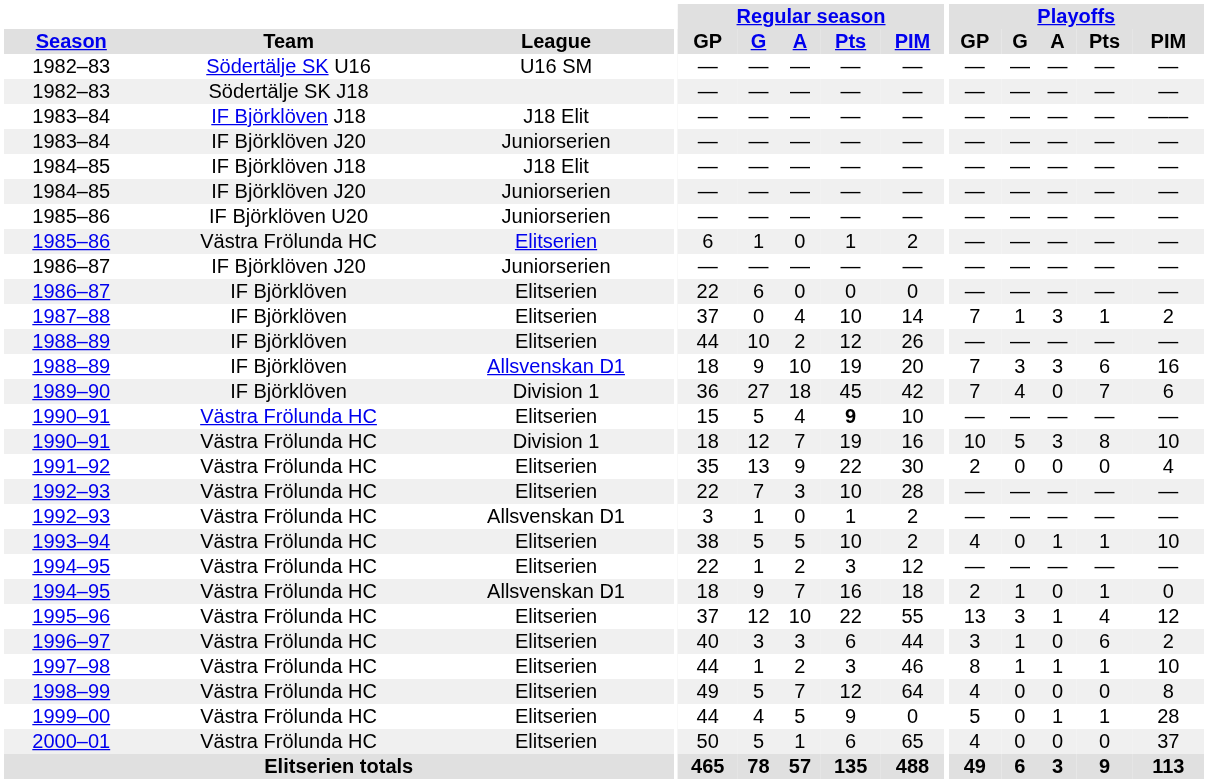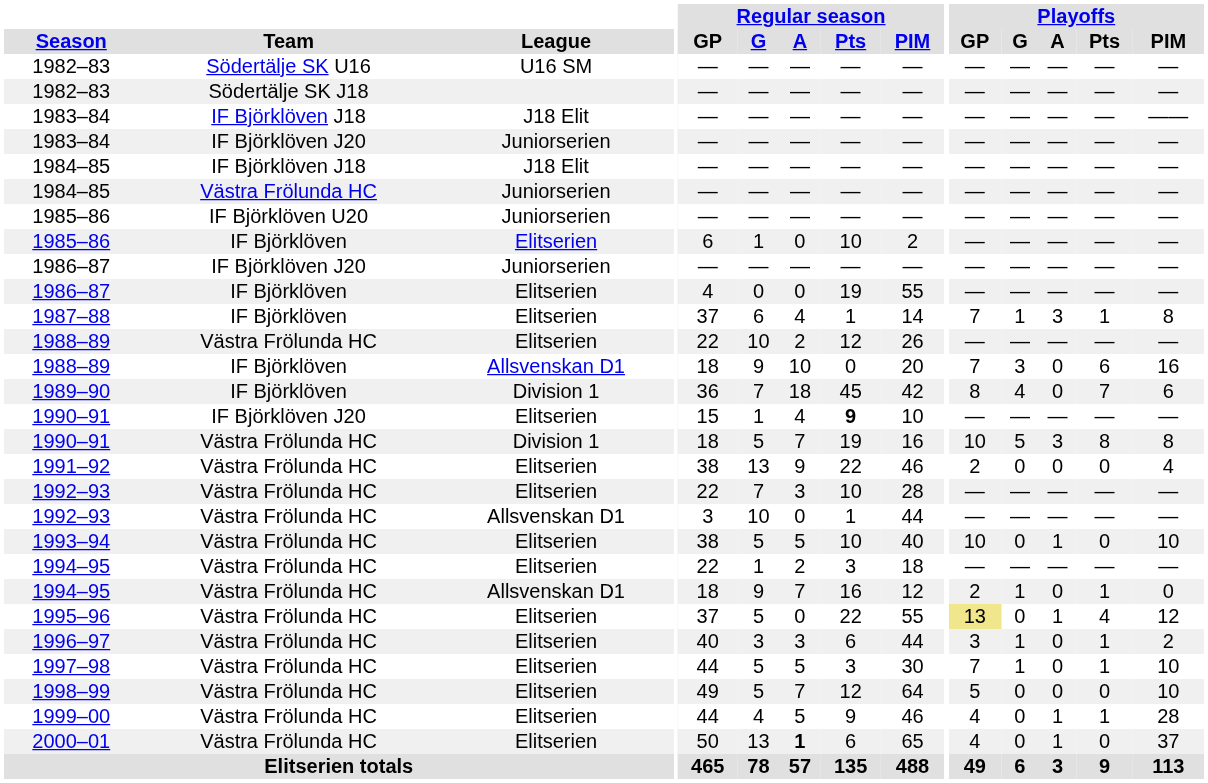(289, 191) IF Björklöven J20 -> (289, 191) Västra Frölunda HC
(289, 241) Västra Frölunda HC -> (289, 241) IF Björklöven
(851, 241) 1 -> (851, 241) 10
(708, 291) 22 -> (708, 291) 4
(758, 291) 6 -> (758, 291) 0
(851, 291) 0 -> (851, 291) 19
(913, 291) 0 -> (913, 291) 55
(758, 316) 0 -> (758, 316) 6
(851, 316) 10 -> (851, 316) 1
(1168, 316) 2 -> (1168, 316) 8
(289, 341) IF Björklöven -> (289, 341) Västra Frölunda HC
(708, 341) 44 -> (708, 341) 22
(851, 366) 19 -> (851, 366) 0
(1058, 366) 3 -> (1058, 366) 0
(758, 391) 27 -> (758, 391) 7
(975, 391) 7 -> (975, 391) 8
(289, 416) Västra Frölunda HC -> (289, 416) IF Björklöven J20
(758, 416) 5 -> (758, 416) 1
(758, 441) 12 -> (758, 441) 5
(1168, 441) 10 -> (1168, 441) 8
(708, 466) 35 -> (708, 466) 38
(913, 466) 30 -> (913, 466) 46
(758, 516) 1 -> (758, 516) 10
(913, 516) 2 -> (913, 516) 44
(913, 541) 2 -> (913, 541) 40
(975, 541) 4 -> (975, 541) 10
(1105, 541) 1 -> (1105, 541) 0
(913, 566) 12 -> (913, 566) 18
(913, 591) 18 -> (913, 591) 12
(758, 616) 12 -> (758, 616) 5
(800, 616) 10 -> (800, 616) 0
(975, 616) no background -> (975, 616) khaki background
(1020, 616) 3 -> (1020, 616) 0
(1105, 641) 6 -> (1105, 641) 1
(758, 666) 1 -> (758, 666) 5
(800, 666) 2 -> (800, 666) 5
(913, 666) 46 -> (913, 666) 30
(975, 666) 8 -> (975, 666) 7
(1058, 666) 1 -> (1058, 666) 0
(975, 691) 4 -> (975, 691) 5
(1168, 691) 8 -> (1168, 691) 10
(913, 716) 0 -> (913, 716) 46
(975, 716) 5 -> (975, 716) 4
(758, 741) 5 -> (758, 741) 13
(800, 741) normal -> (800, 741) bold
(1058, 741) 0 -> (1058, 741) 1
